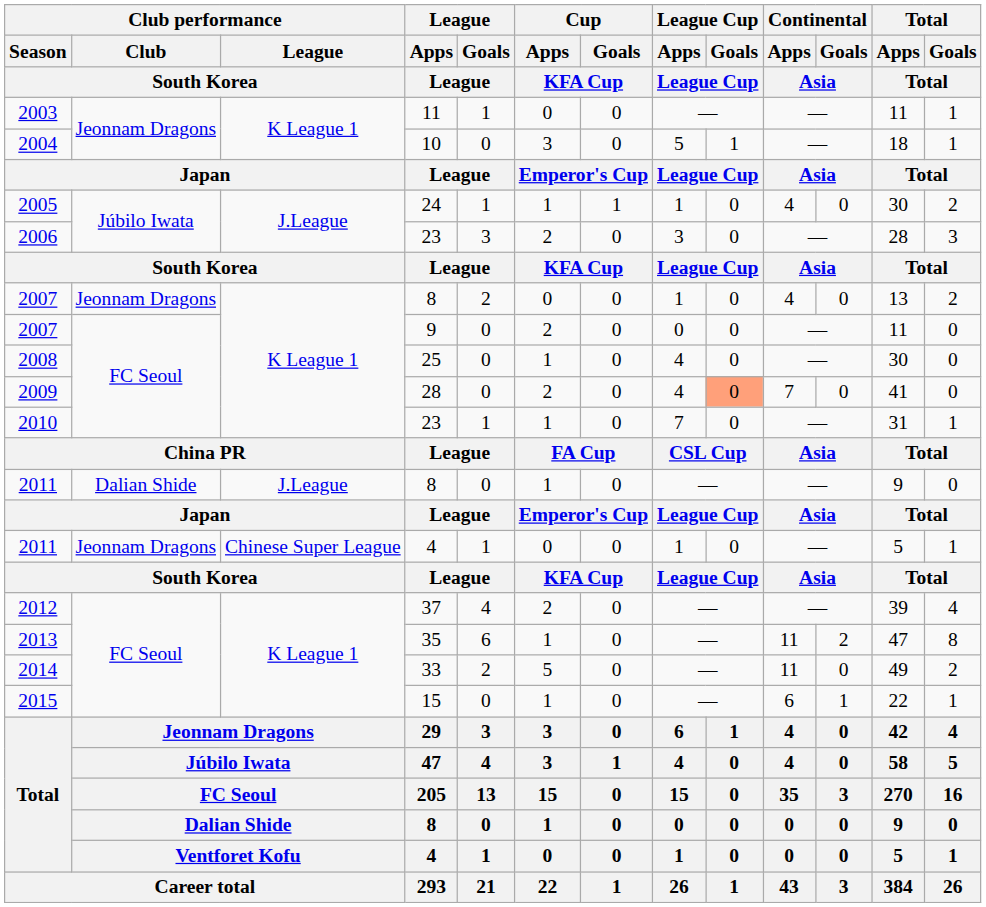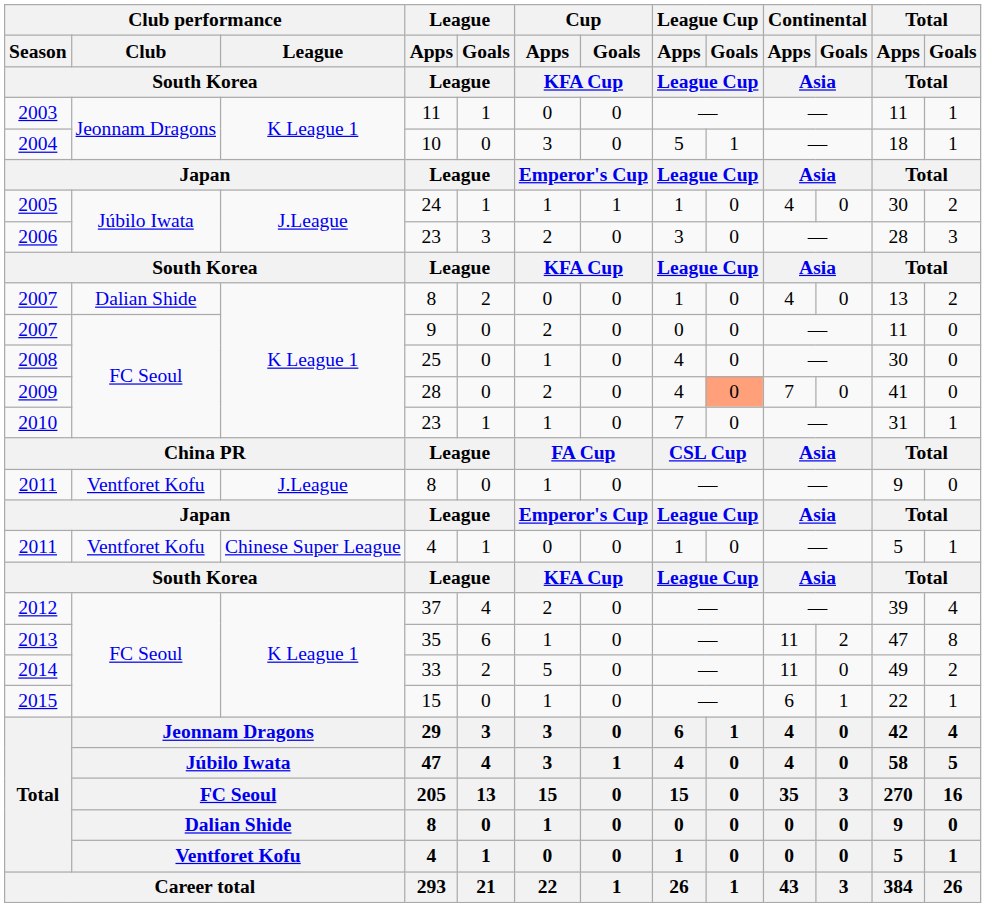(146, 298) Jeonnam Dragons -> (146, 298) Dalian Shide
(146, 484) Dalian Shide -> (146, 484) Ventforet Kofu
(146, 546) Jeonnam Dragons -> (146, 546) Ventforet Kofu
